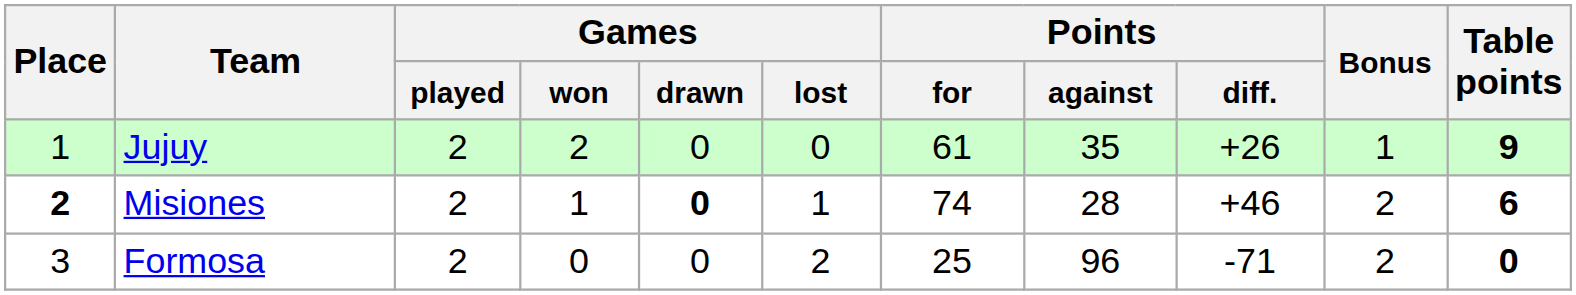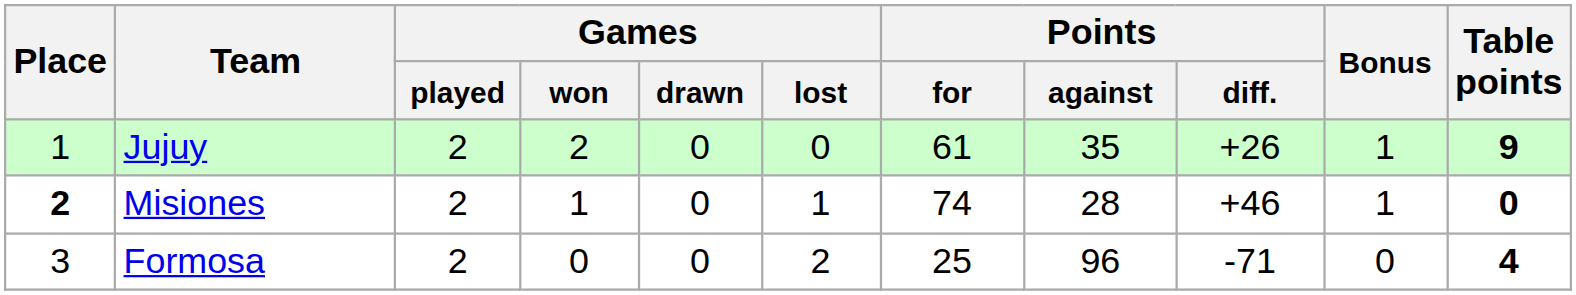(700, 203) bold -> (700, 203) normal
(1385, 203) 2 -> (1385, 203) 1
(1509, 203) 6 -> (1509, 203) 0
(1385, 260) 2 -> (1385, 260) 0
(1509, 260) 0 -> (1509, 260) 4
